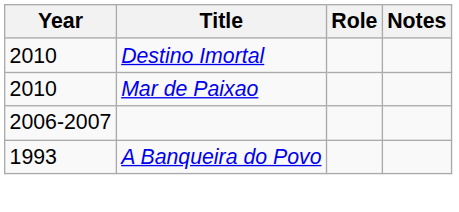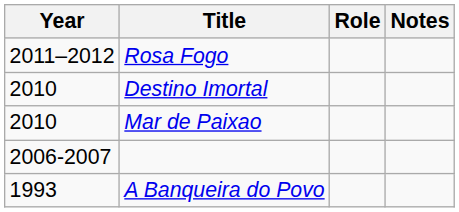+ row: (176, 55)
